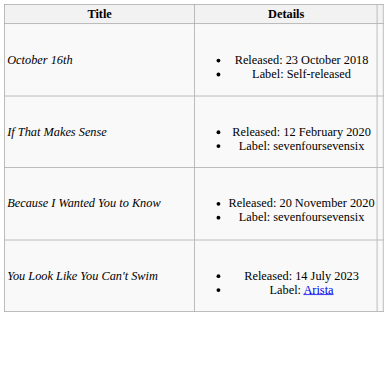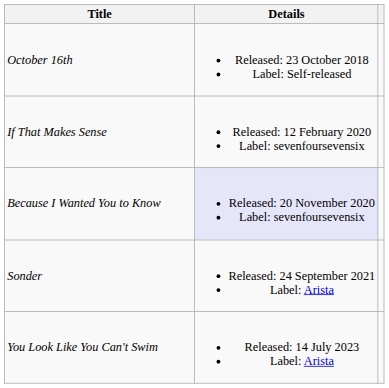(286, 211) no background -> (286, 211) lavender background
+ row: (25, 275)
